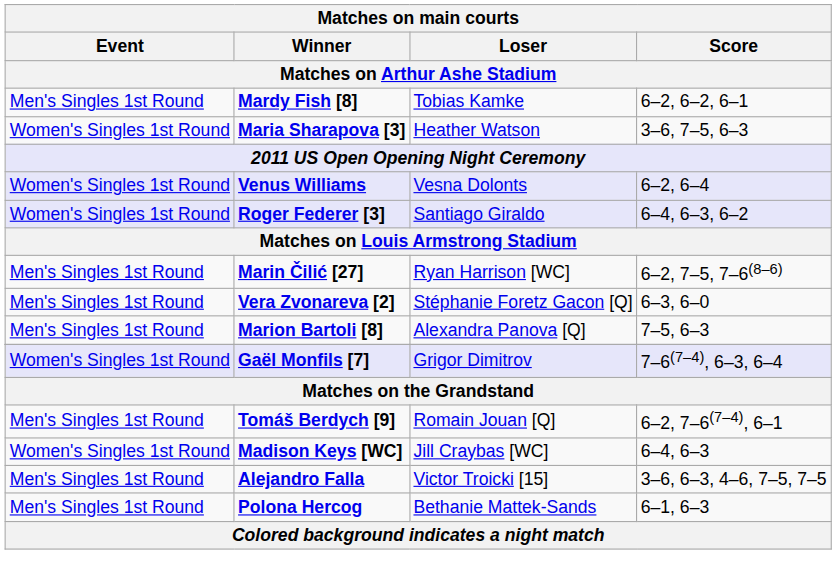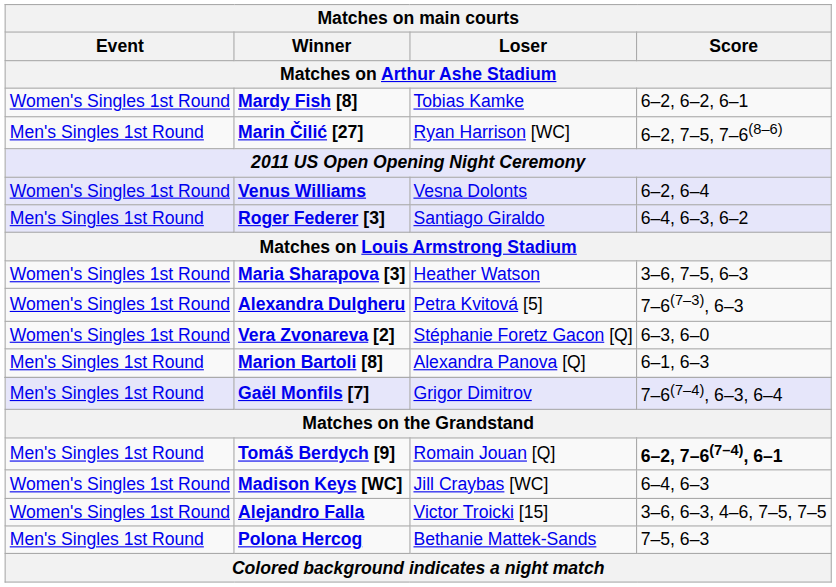(107, 102) Men's Singles 1st Round -> (120, 102) Women's Singles 1st Round
rows swapped: (322, 130) <-> (301, 272)
(120, 213) Women's Singles 1st Round -> (107, 218) Men's Singles 1st Round
+ row: (322, 304)
(107, 302) Men's Singles 1st Round -> (120, 335) Women's Singles 1st Round
(675, 330) 7–5, 6–3 -> (675, 362) 6–1, 6–3
(120, 360) Women's Singles 1st Round -> (107, 393) Men's Singles 1st Round
(712, 421) normal -> (712, 453) bold
(107, 479) Men's Singles 1st Round -> (120, 512) Women's Singles 1st Round
(675, 507) 6–1, 6–3 -> (675, 539) 7–5, 6–3
